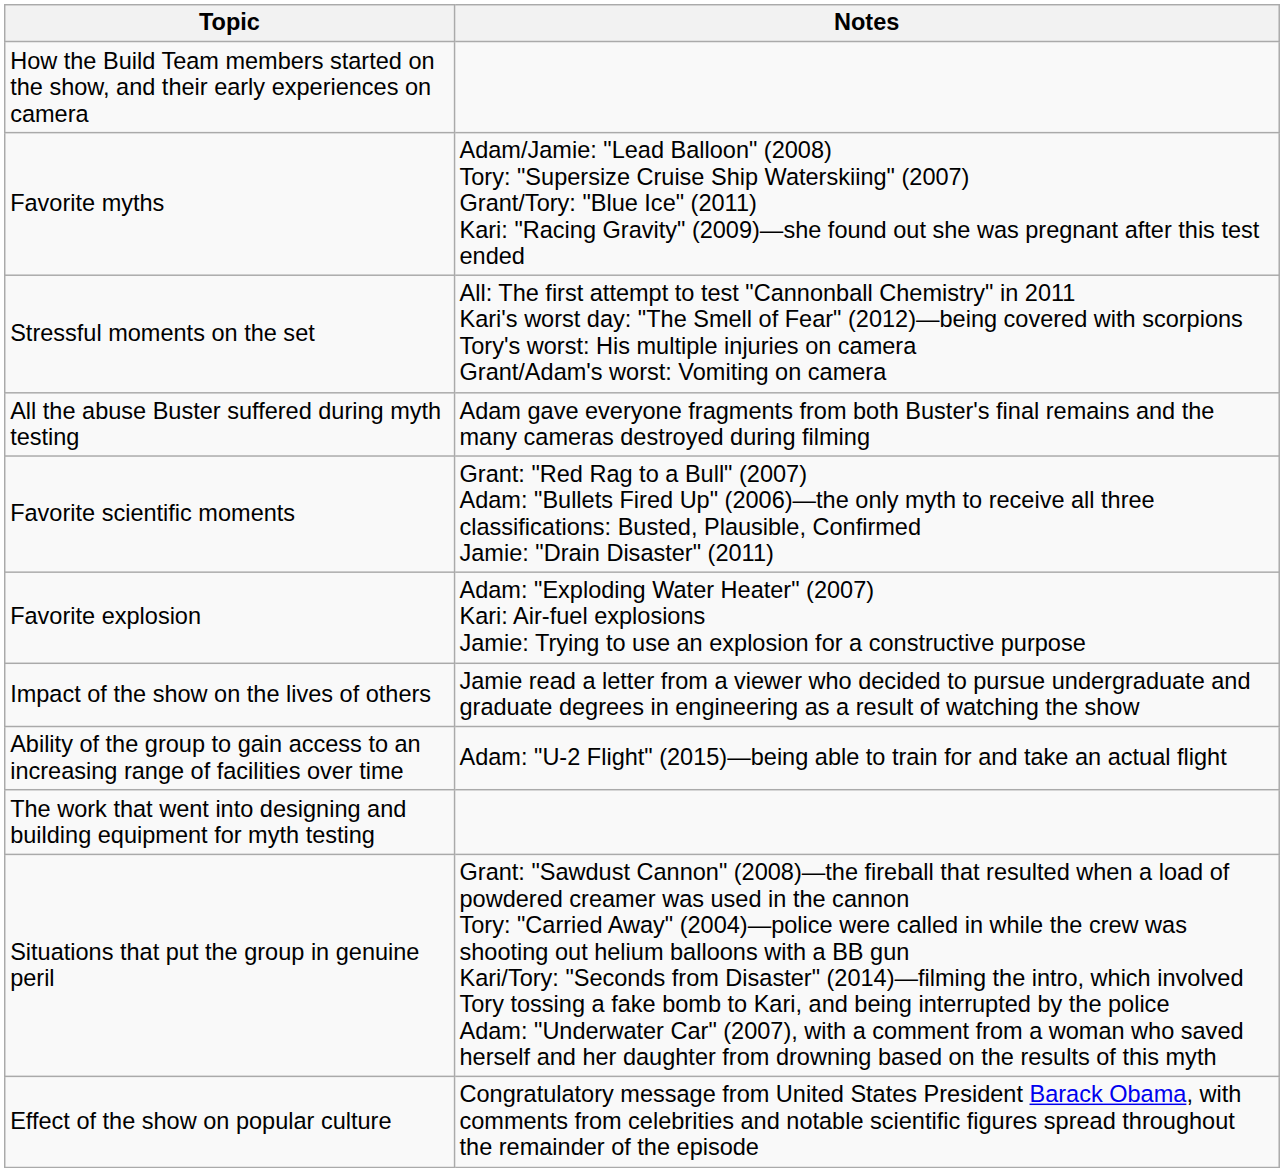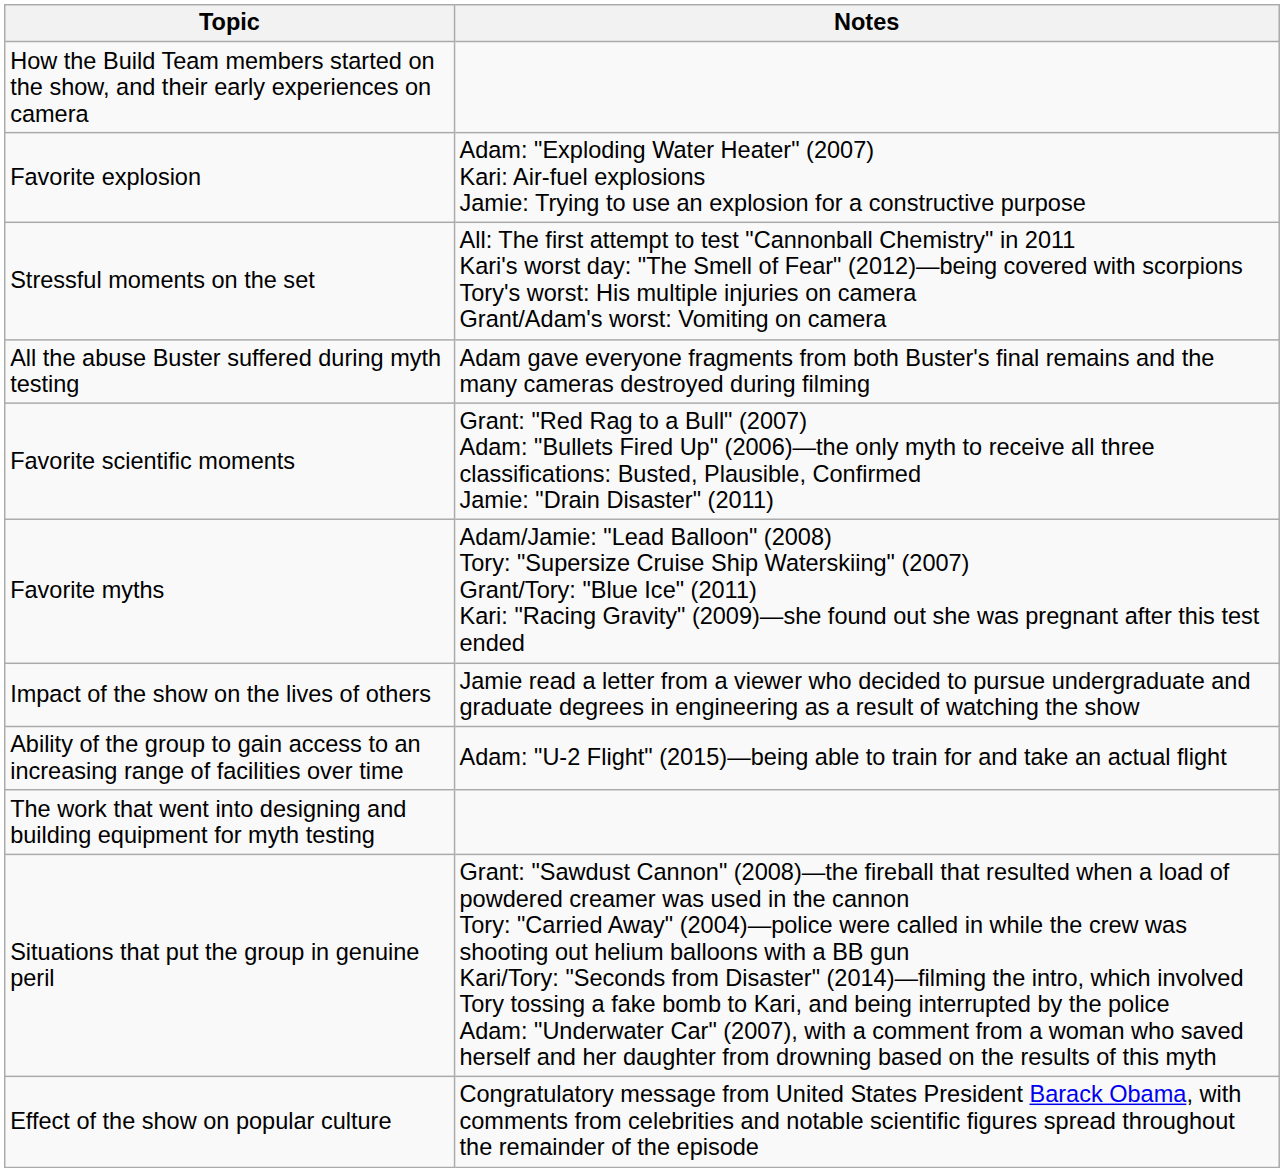rows swapped: (87, 203) <-> (106, 617)
